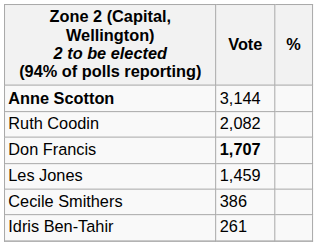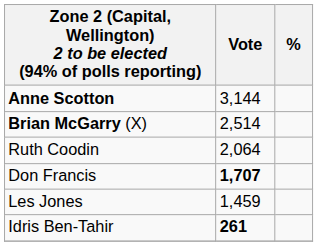+ row: (78, 124)
(240, 124) 2,082 -> (240, 150) 2,064
- row: (65, 201)
(233, 227) normal -> (233, 227) bold
